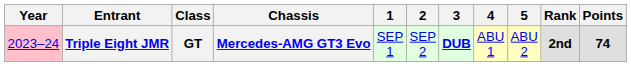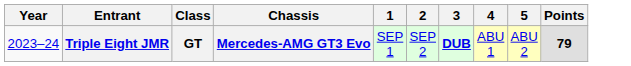- column: (560, 15)
(33, 44) pink background -> (33, 44) no background
(603, 44) 74 -> (564, 44) 79
